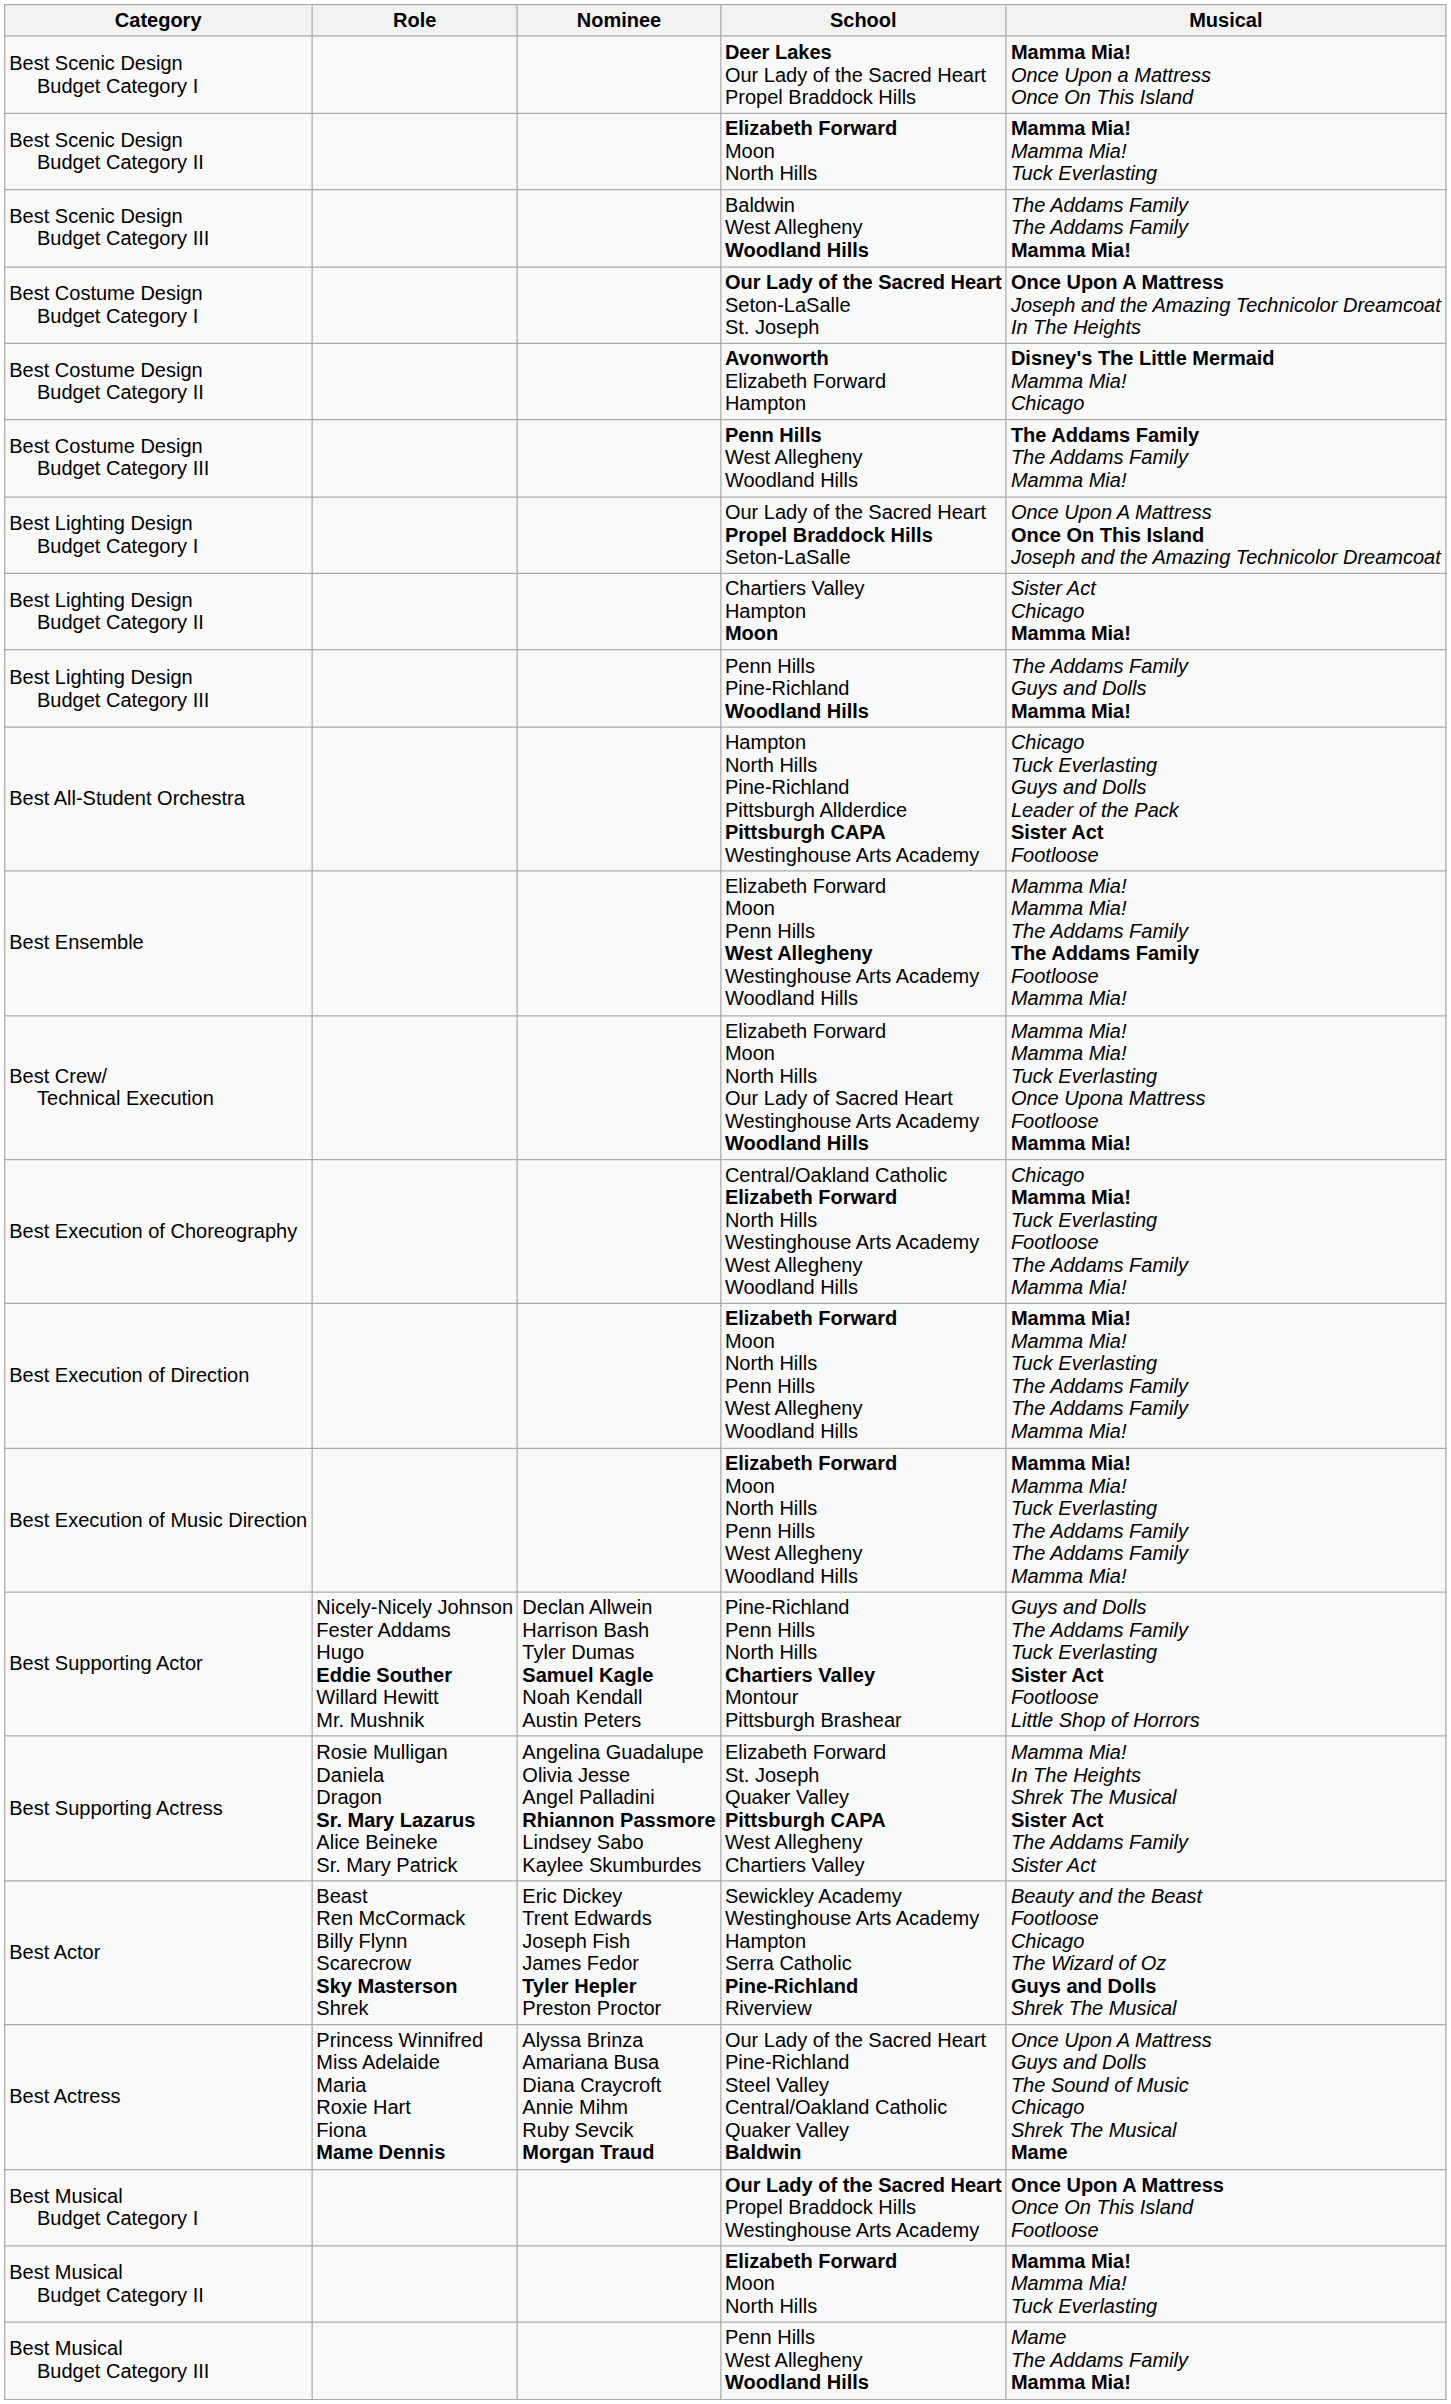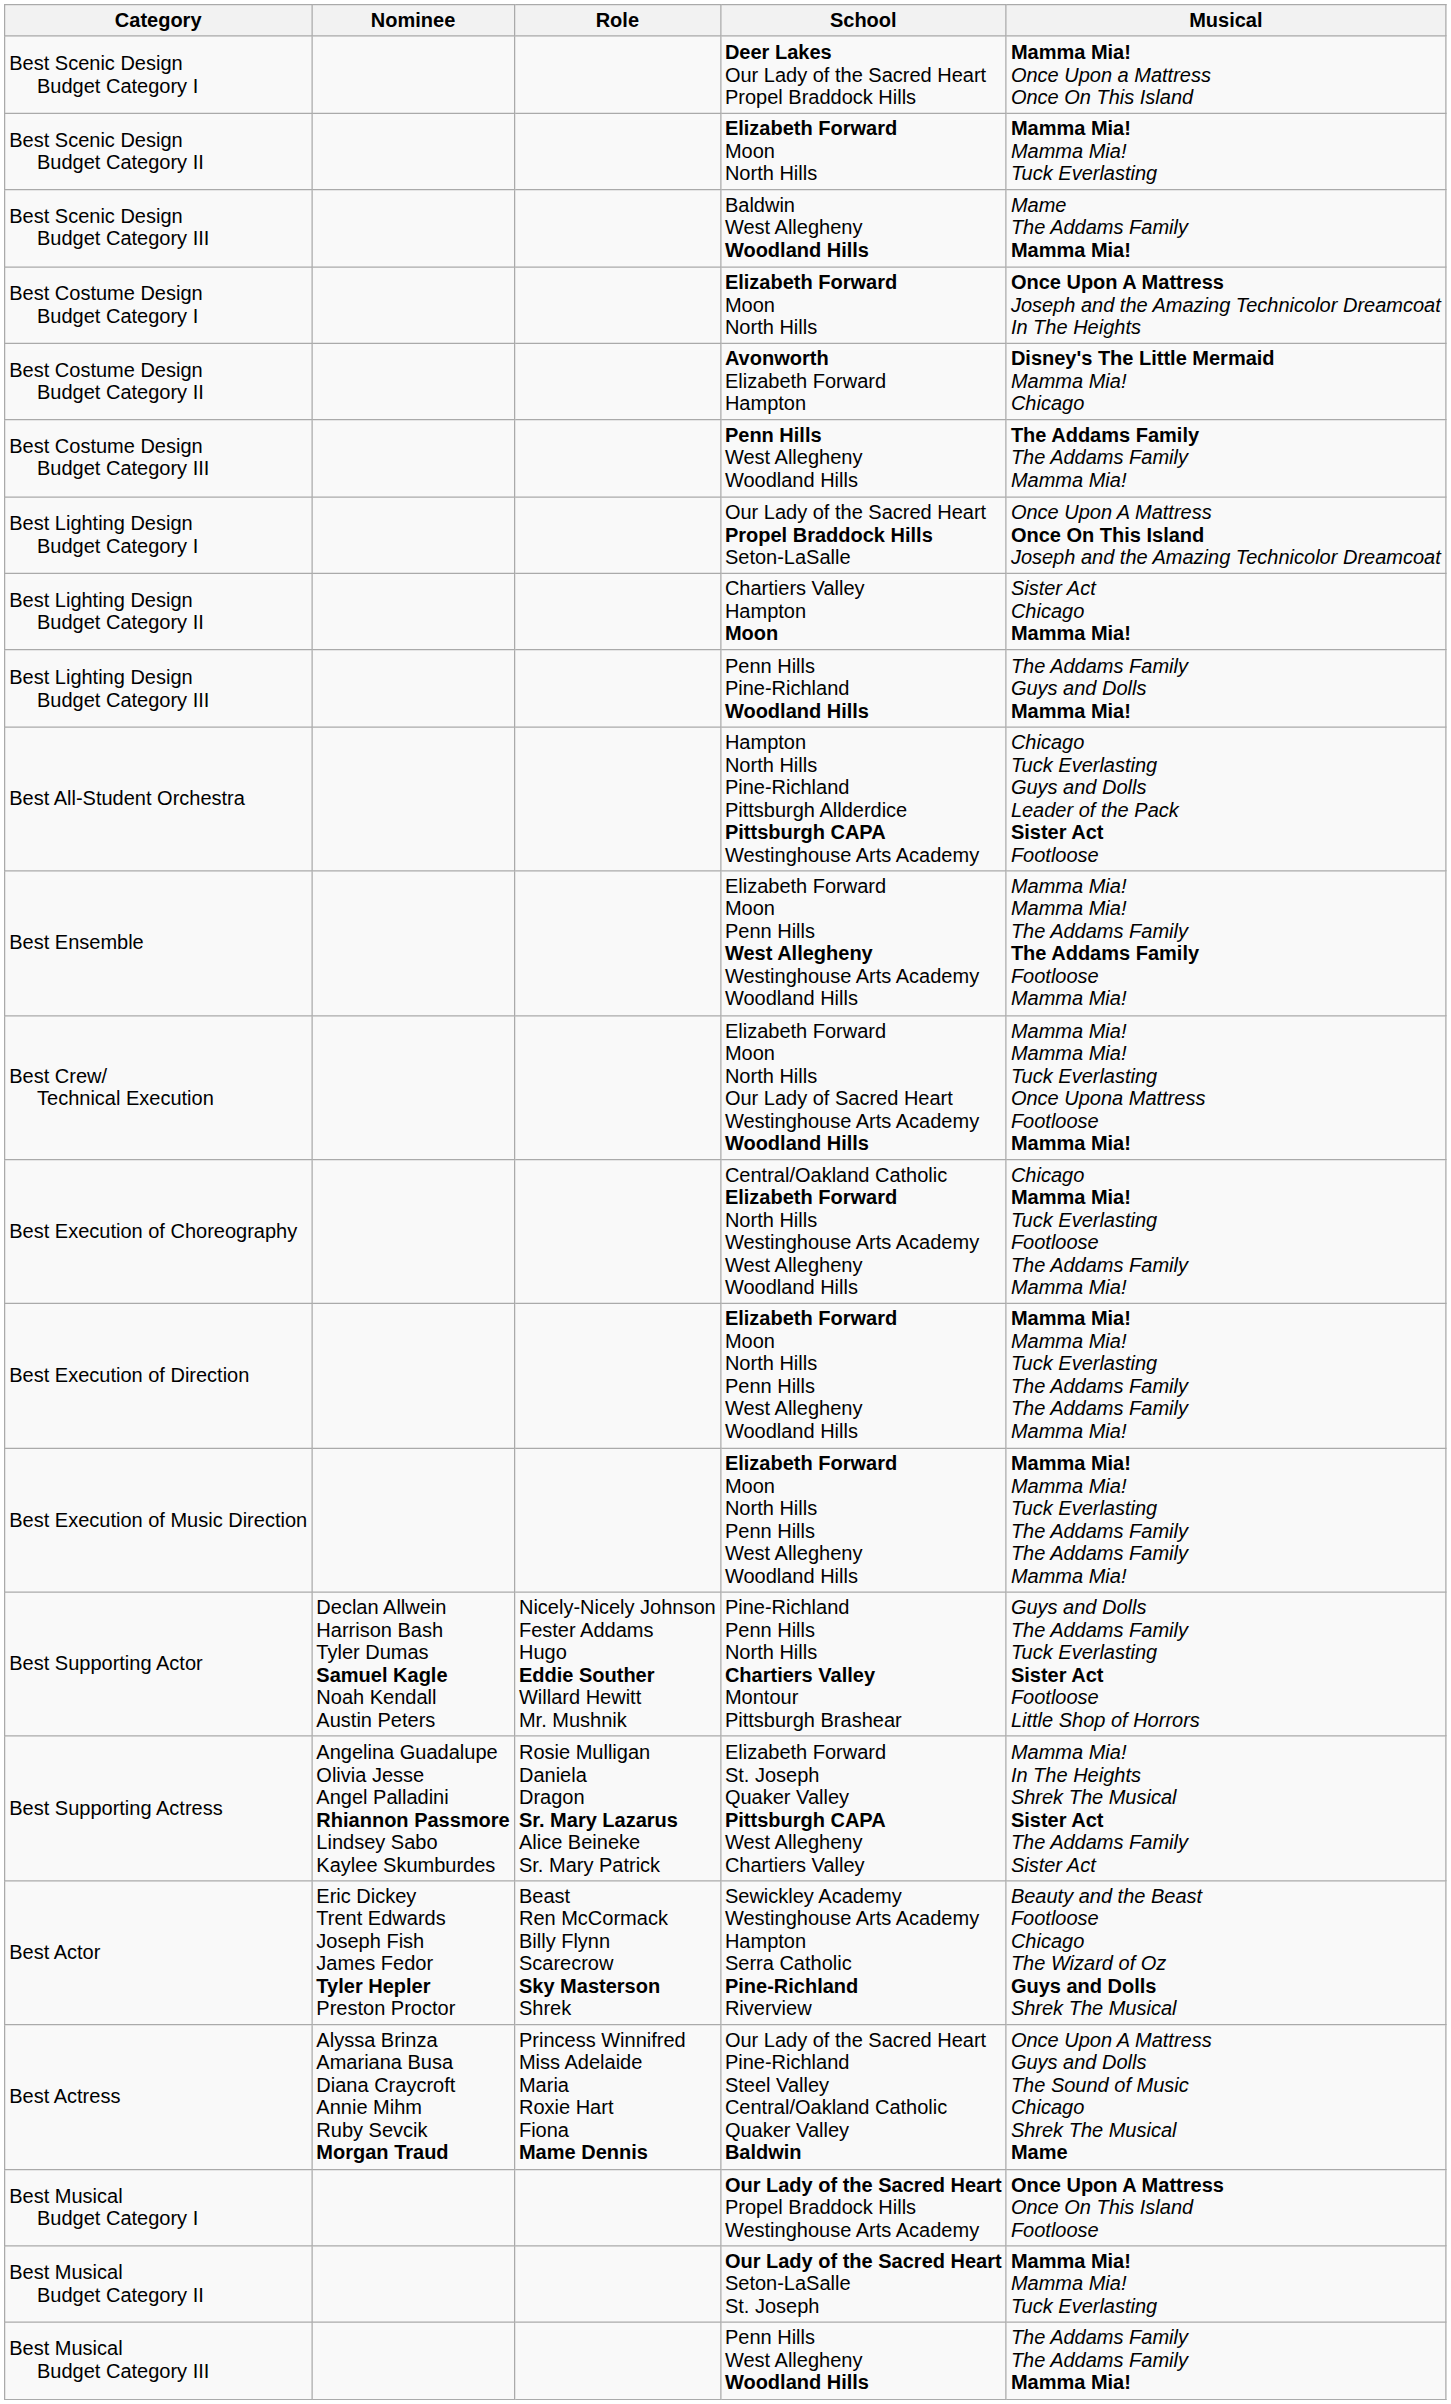columns swapped: (619, 20) <-> (415, 20)
(1099, 228) The Addams Family The Addams Family Mamma Mia! -> (1099, 228) Mame The Addams Family Mamma Mia!
(863, 304) Our Lady of the Sacred Heart Seton-LaSalle St. Joseph -> (811, 304) Elizabeth Forward Moon North Hills
(811, 2283) Elizabeth Forward Moon North Hills -> (863, 2283) Our Lady of the Sacred Heart Seton-LaSalle St. Joseph
(1099, 2360) Mame The Addams Family Mamma Mia! -> (1099, 2360) The Addams Family The Addams Family Mamma Mia!
